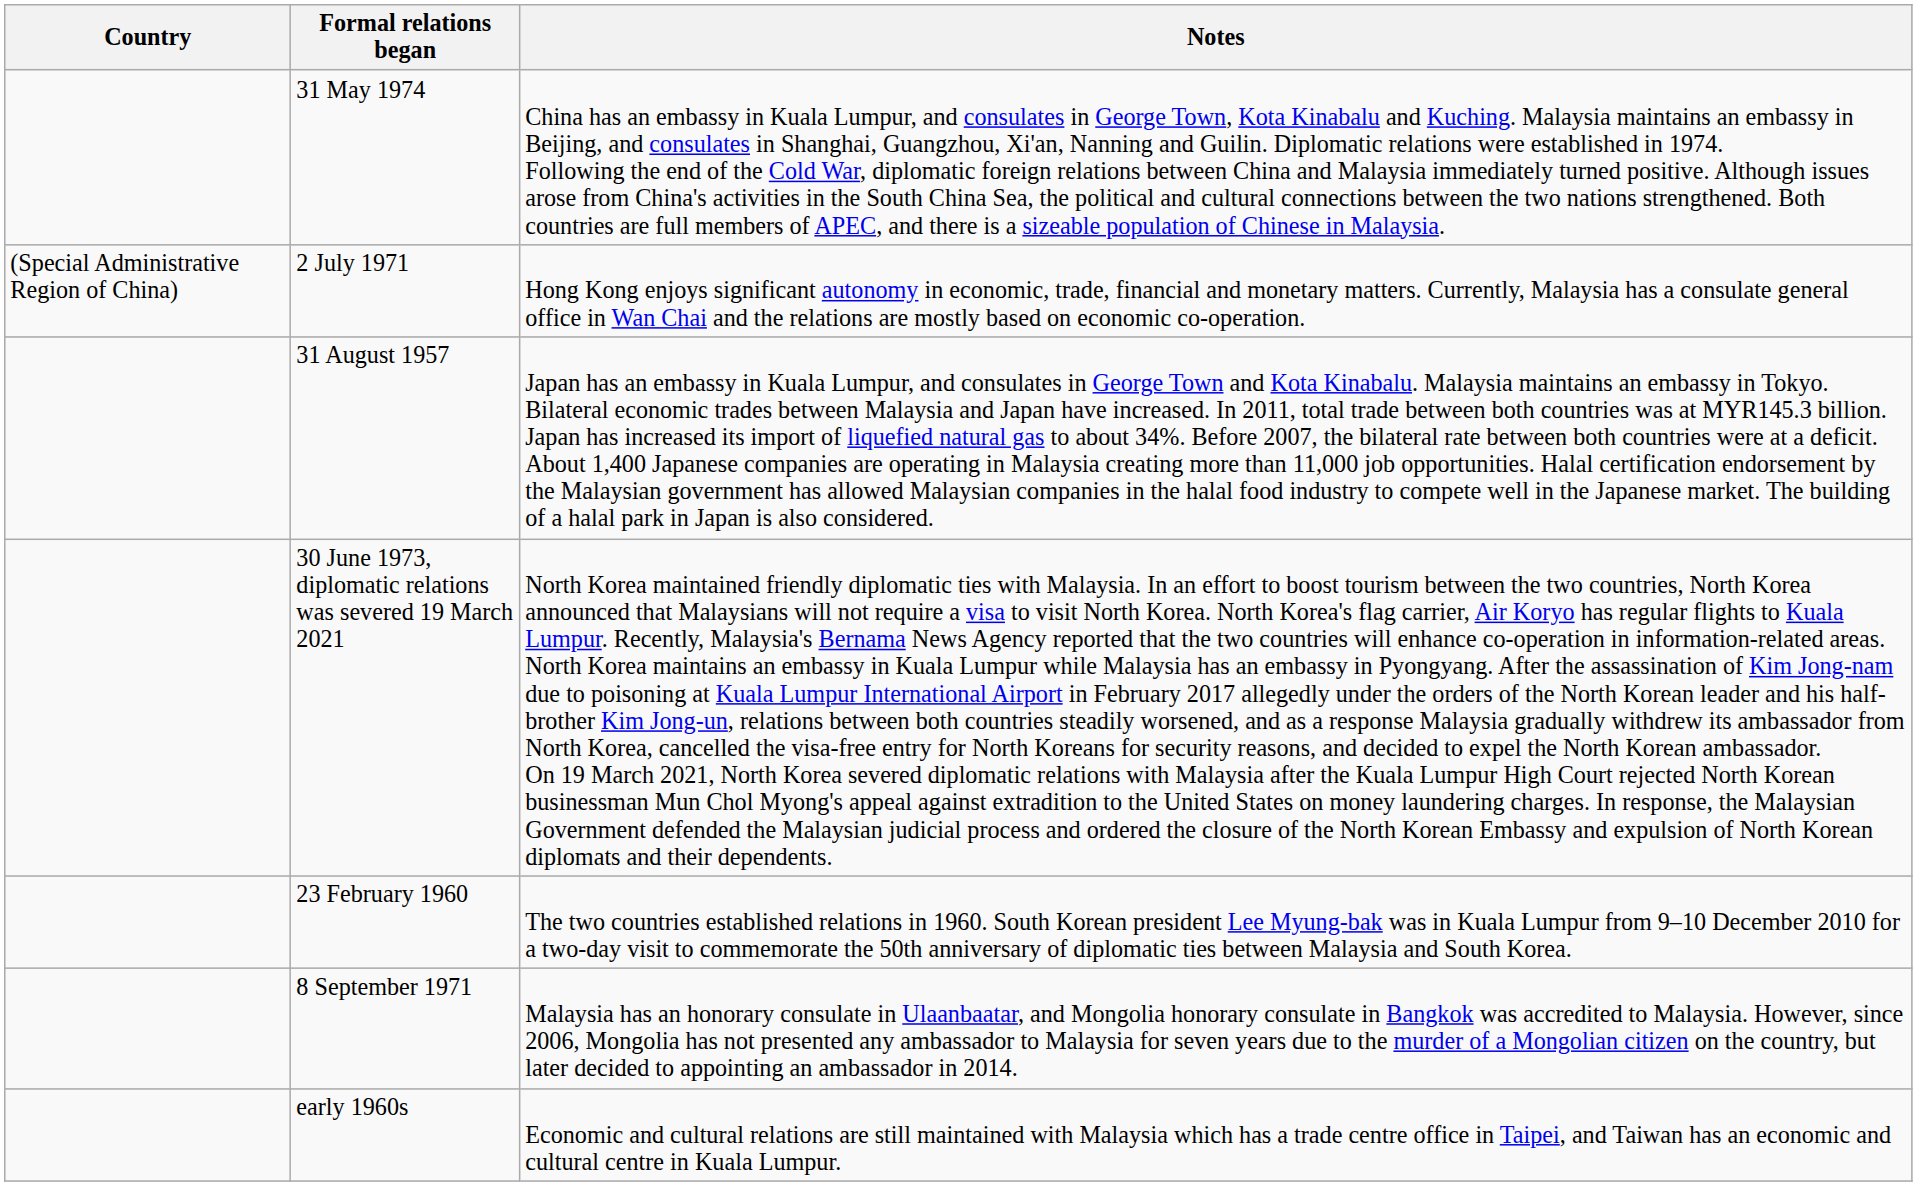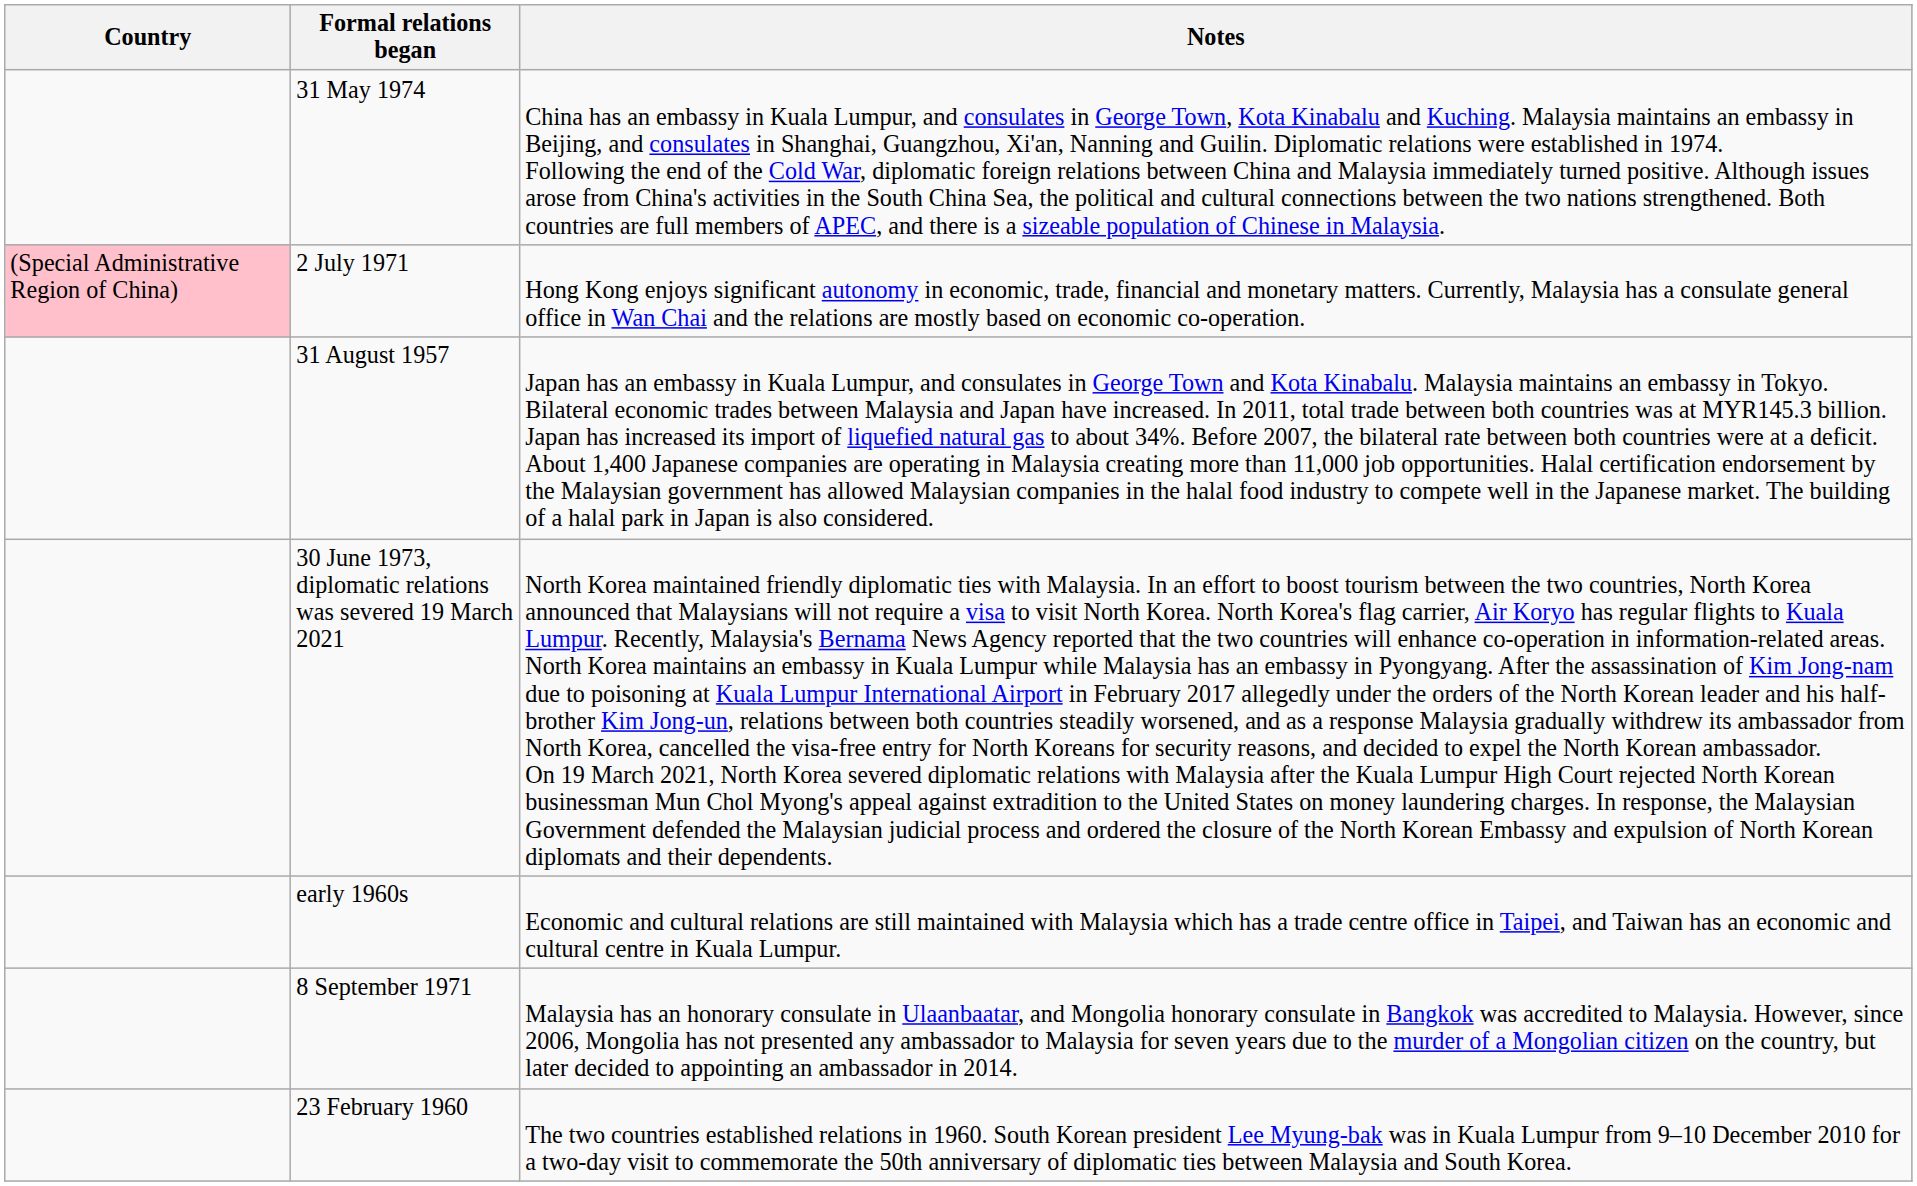(125, 276) no background -> (125, 276) pink background
rows swapped: (382, 894) <-> (352, 1107)
